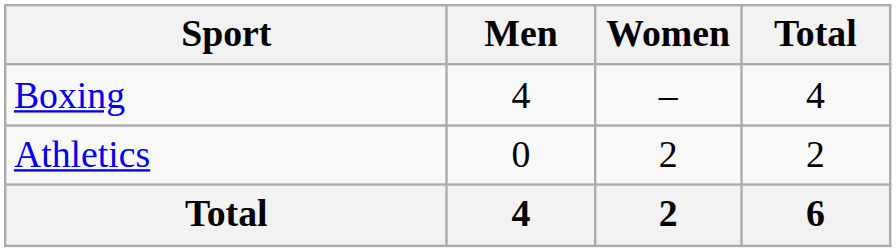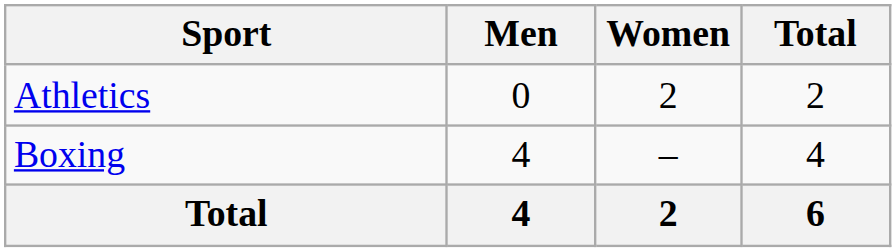rows swapped: (82, 154) <-> (69, 94)
